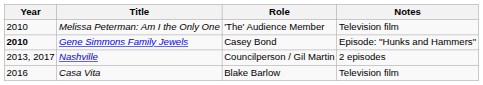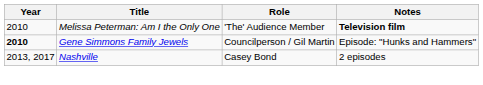(369, 27) normal -> (372, 27) bold
(250, 42) Casey Bond -> (279, 42) Councilperson / Gil Martin
(279, 57) Councilperson / Gil Martin -> (250, 57) Casey Bond
- row: (80, 73)
